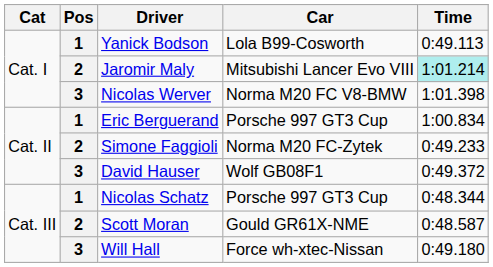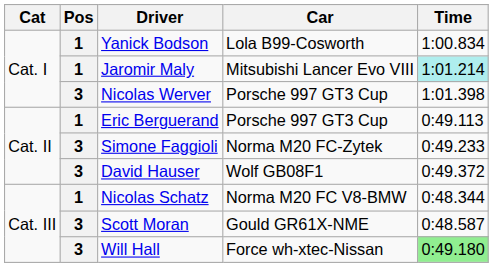(453, 43) 0:49.113 -> (453, 43) 1:00.834
(79, 69) 2 -> (79, 69) 1
(316, 95) Norma M20 FC V8-BMW -> (307, 95) Porsche 997 GT3 Cup
(453, 121) 1:00.834 -> (453, 121) 0:49.113
(79, 146) 2 -> (79, 146) 3
(307, 198) Porsche 997 GT3 Cup -> (316, 198) Norma M20 FC V8-BMW
(79, 224) 2 -> (79, 224) 3
(453, 249) no background -> (453, 249) lightgreen background
